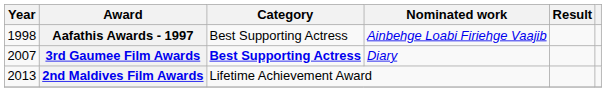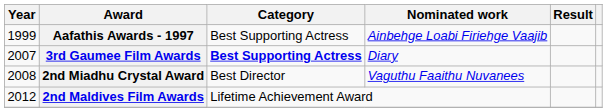(22, 35) 1998 -> (22, 35) 1999
+ row: (123, 76)
(22, 76) 2013 -> (22, 96) 2012
